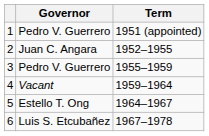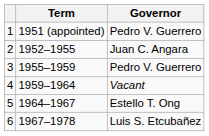columns swapped: (64, 13) <-> (158, 13)
